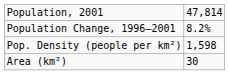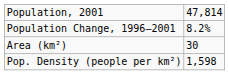rows swapped: (37, 61) <-> (94, 45)
